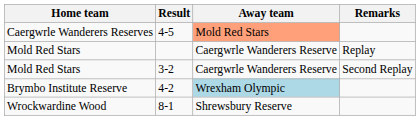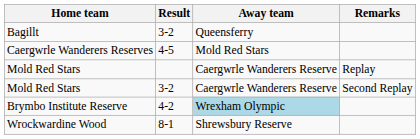+ row: (23, 32)
(232, 32) lightsalmon background -> (232, 50) no background
